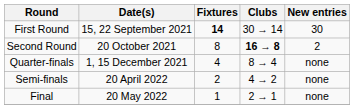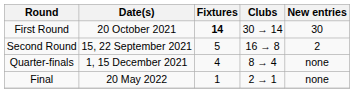(137, 29) 15, 22 September 2021 -> (137, 29) 20 October 2021
(137, 46) 20 October 2021 -> (137, 46) 15, 22 September 2021
(217, 46) 8 -> (217, 46) 5
(263, 46) bold -> (263, 46) normal
- row: (42, 79)
